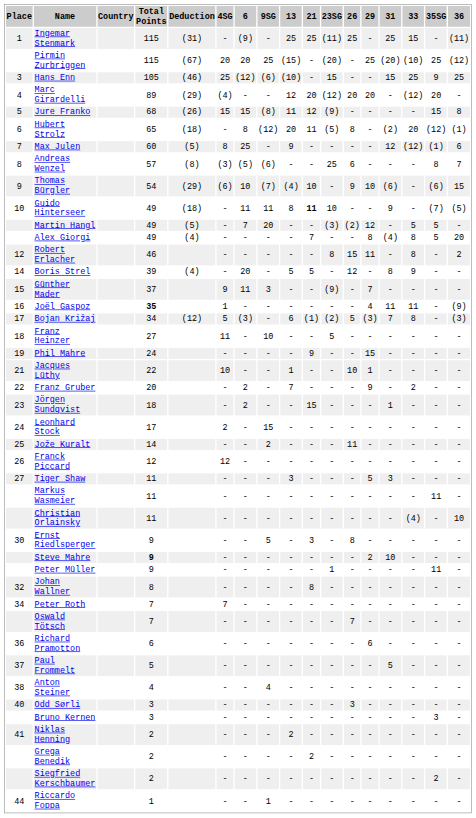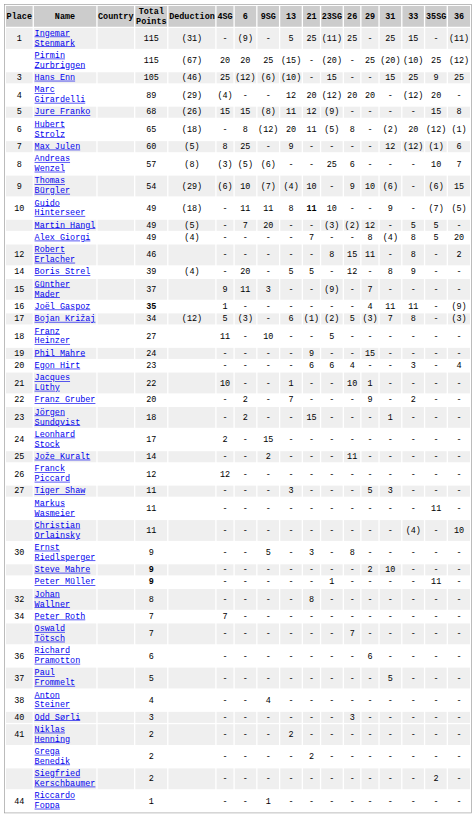(291, 38) 25 -> (291, 38) 5
(436, 164) 8 -> (436, 164) 10
+ row: (57, 366)
(151, 570) normal -> (151, 582) bold
- row: (65, 717)
